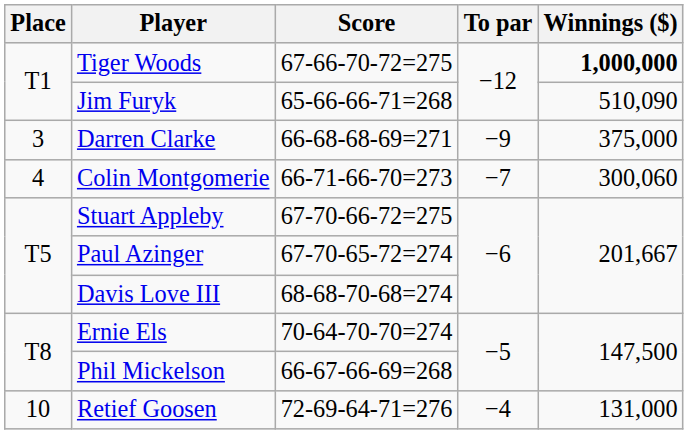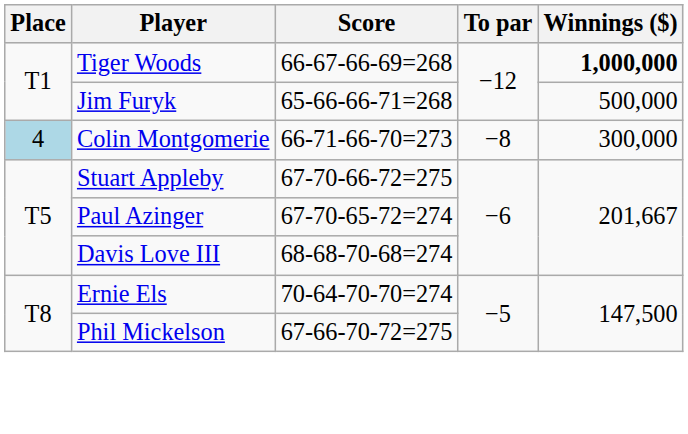(367, 62) 67-66-70-72=275 -> (367, 62) 66-67-66-69=268
(638, 100) 510,090 -> (638, 100) 500,000
- row: (146, 139)
(38, 178) no background -> (38, 139) lightblue background
(498, 178) −7 -> (498, 139) −8
(638, 178) 300,060 -> (638, 139) 300,000
(367, 370) 66-67-66-69=268 -> (367, 332) 67-66-70-72=275
- row: (147, 409)
